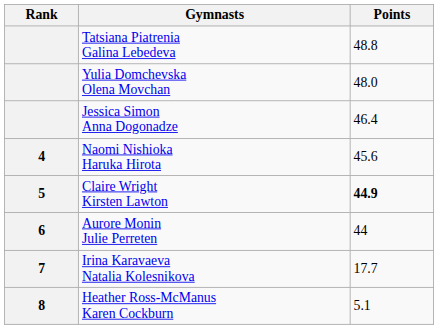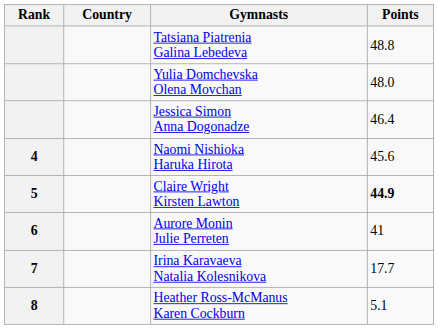+ column: (107, 15)
(360, 231) 44 -> (377, 231) 41
